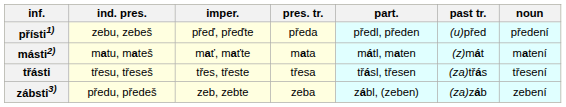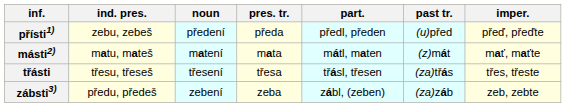columns swapped: (223, 13) <-> (530, 13)
